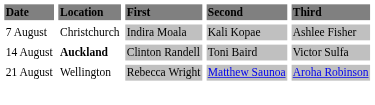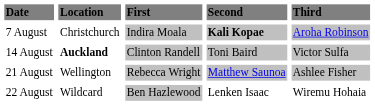(234, 32) normal -> (236, 32) bold
(325, 32) Ashlee Fisher -> (331, 32) Aroha Robinson
(331, 72) Aroha Robinson -> (325, 72) Ashlee Fisher
+ row: (29, 93)
